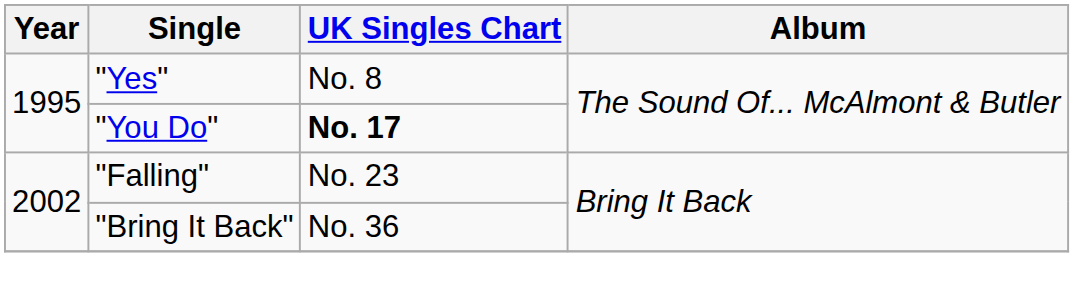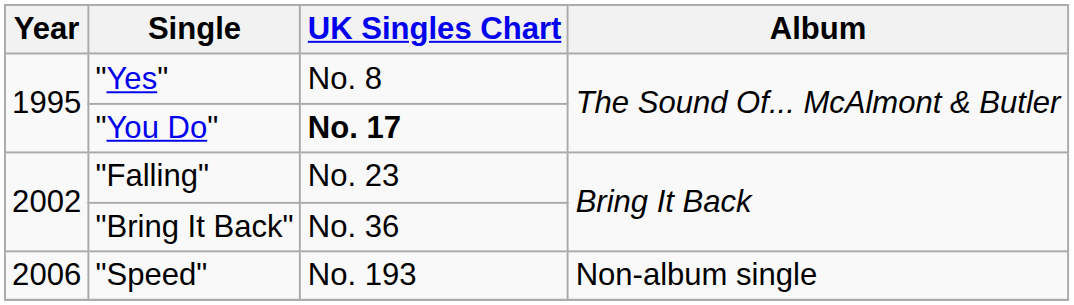+ row: (151, 275)
